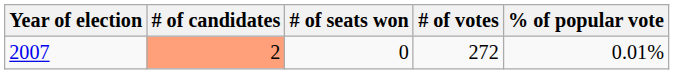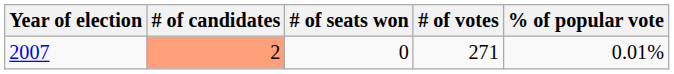(484, 52) 272 -> (484, 52) 271
